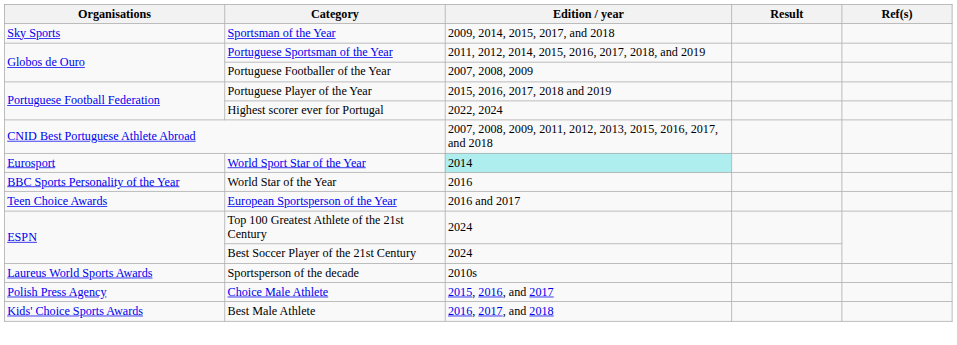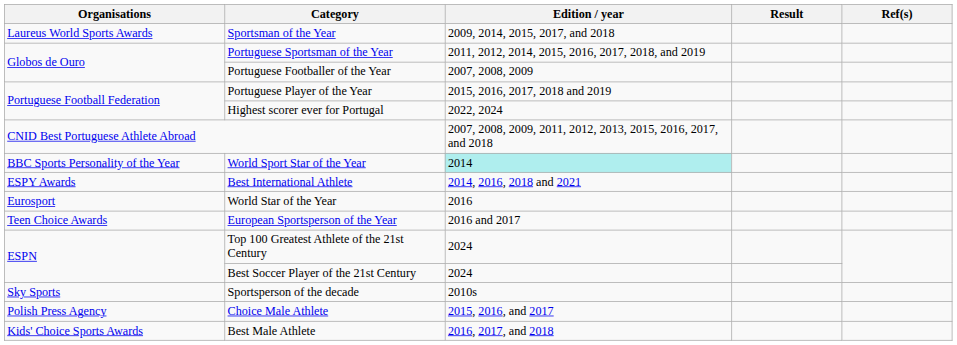(34, 33) Sky Sports -> (80, 33) Laureus World Sports Awards
(31, 162) Eurosport -> (93, 162) BBC Sports Personality of the Year
+ row: (290, 182)
(93, 182) BBC Sports Personality of the Year -> (31, 201) Eurosport
(80, 272) Laureus World Sports Awards -> (34, 292) Sky Sports
